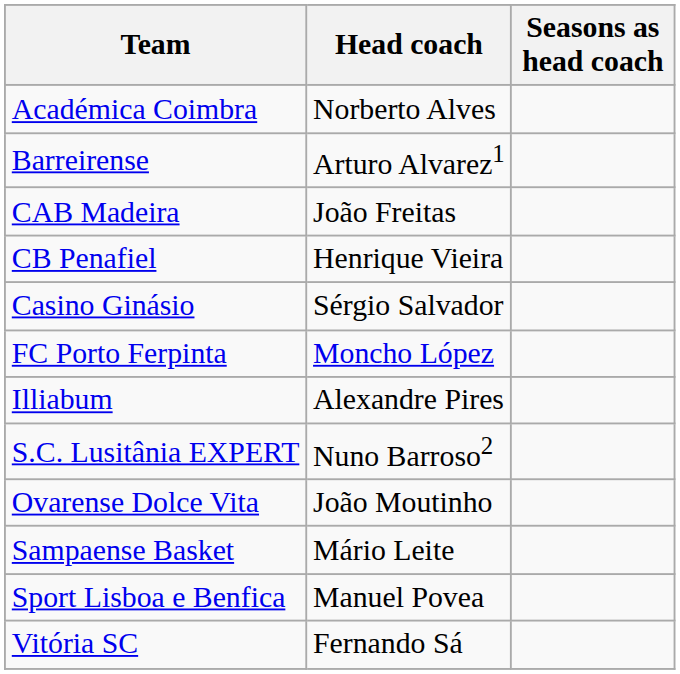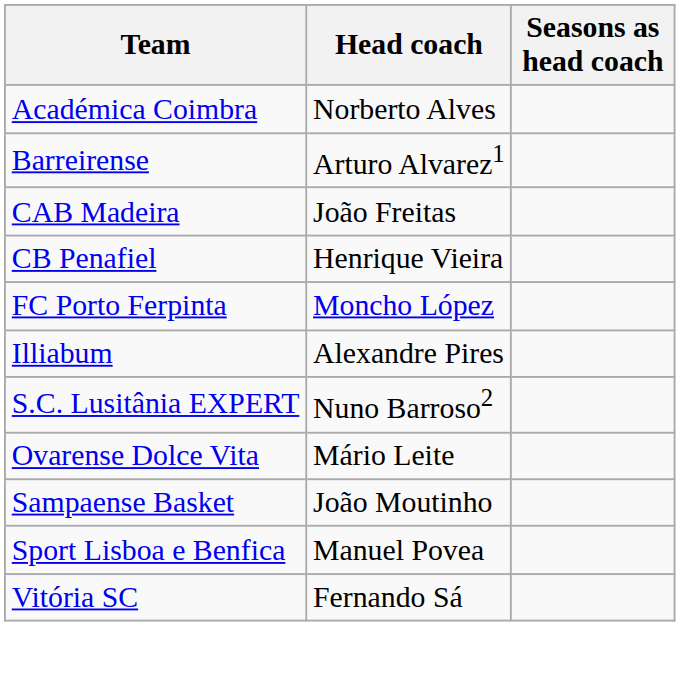- row: (103, 305)
(403, 502) João Moutinho -> (384, 455) Mário Leite
(384, 549) Mário Leite -> (403, 502) João Moutinho
